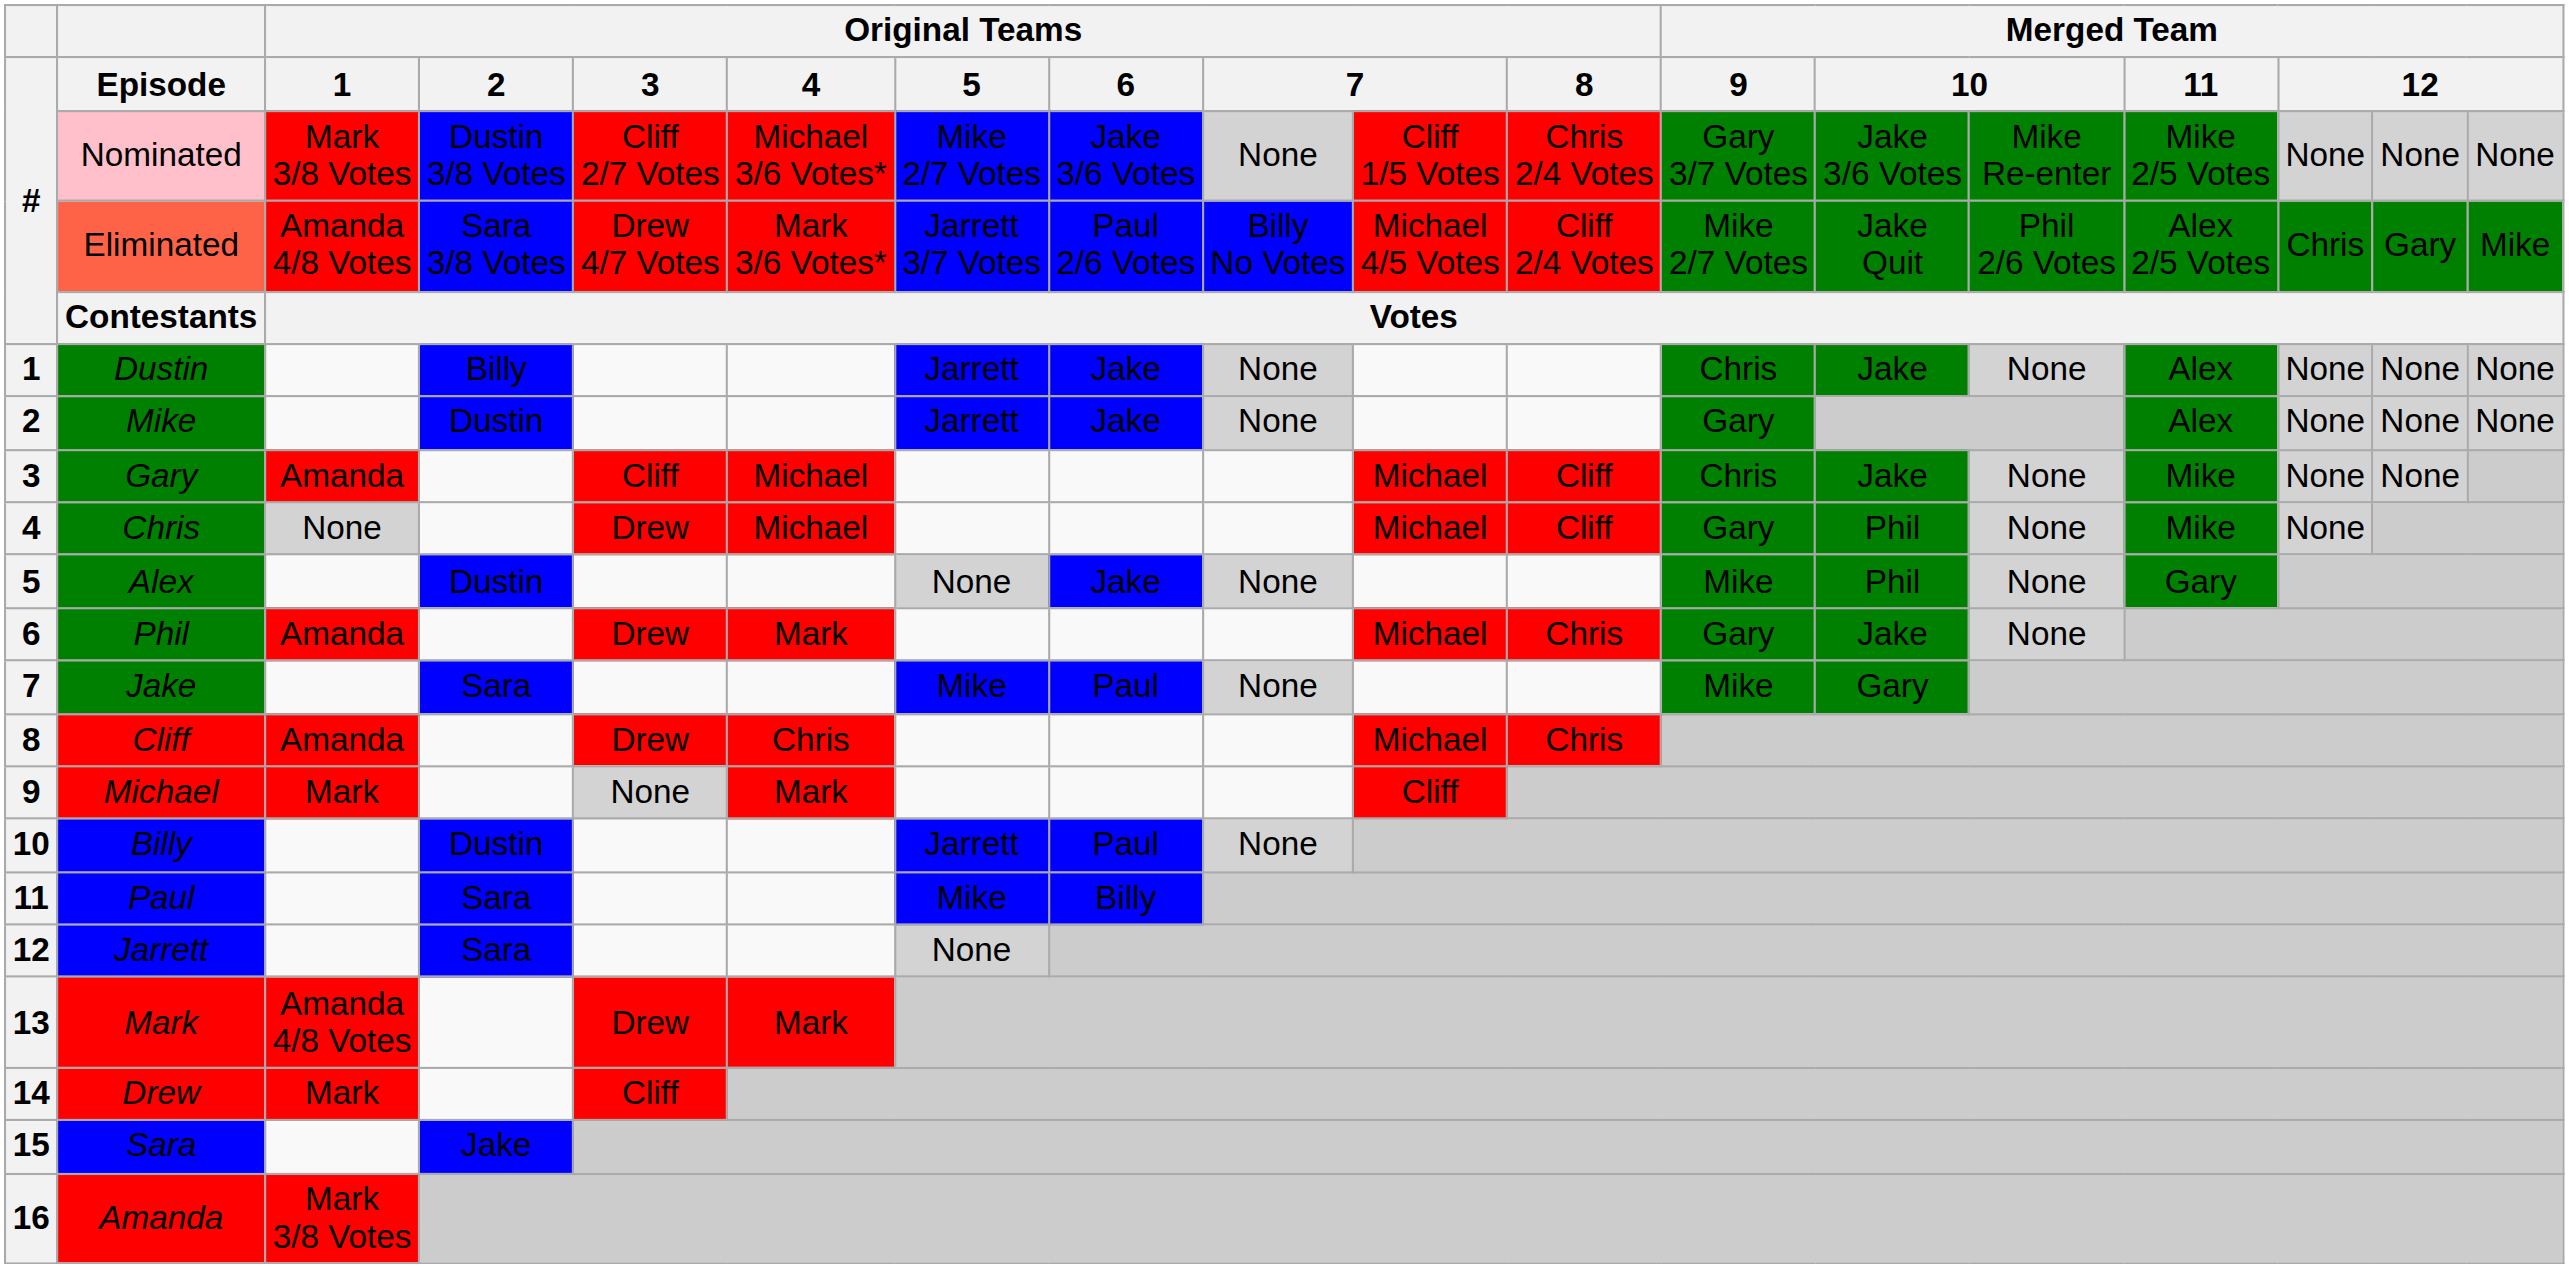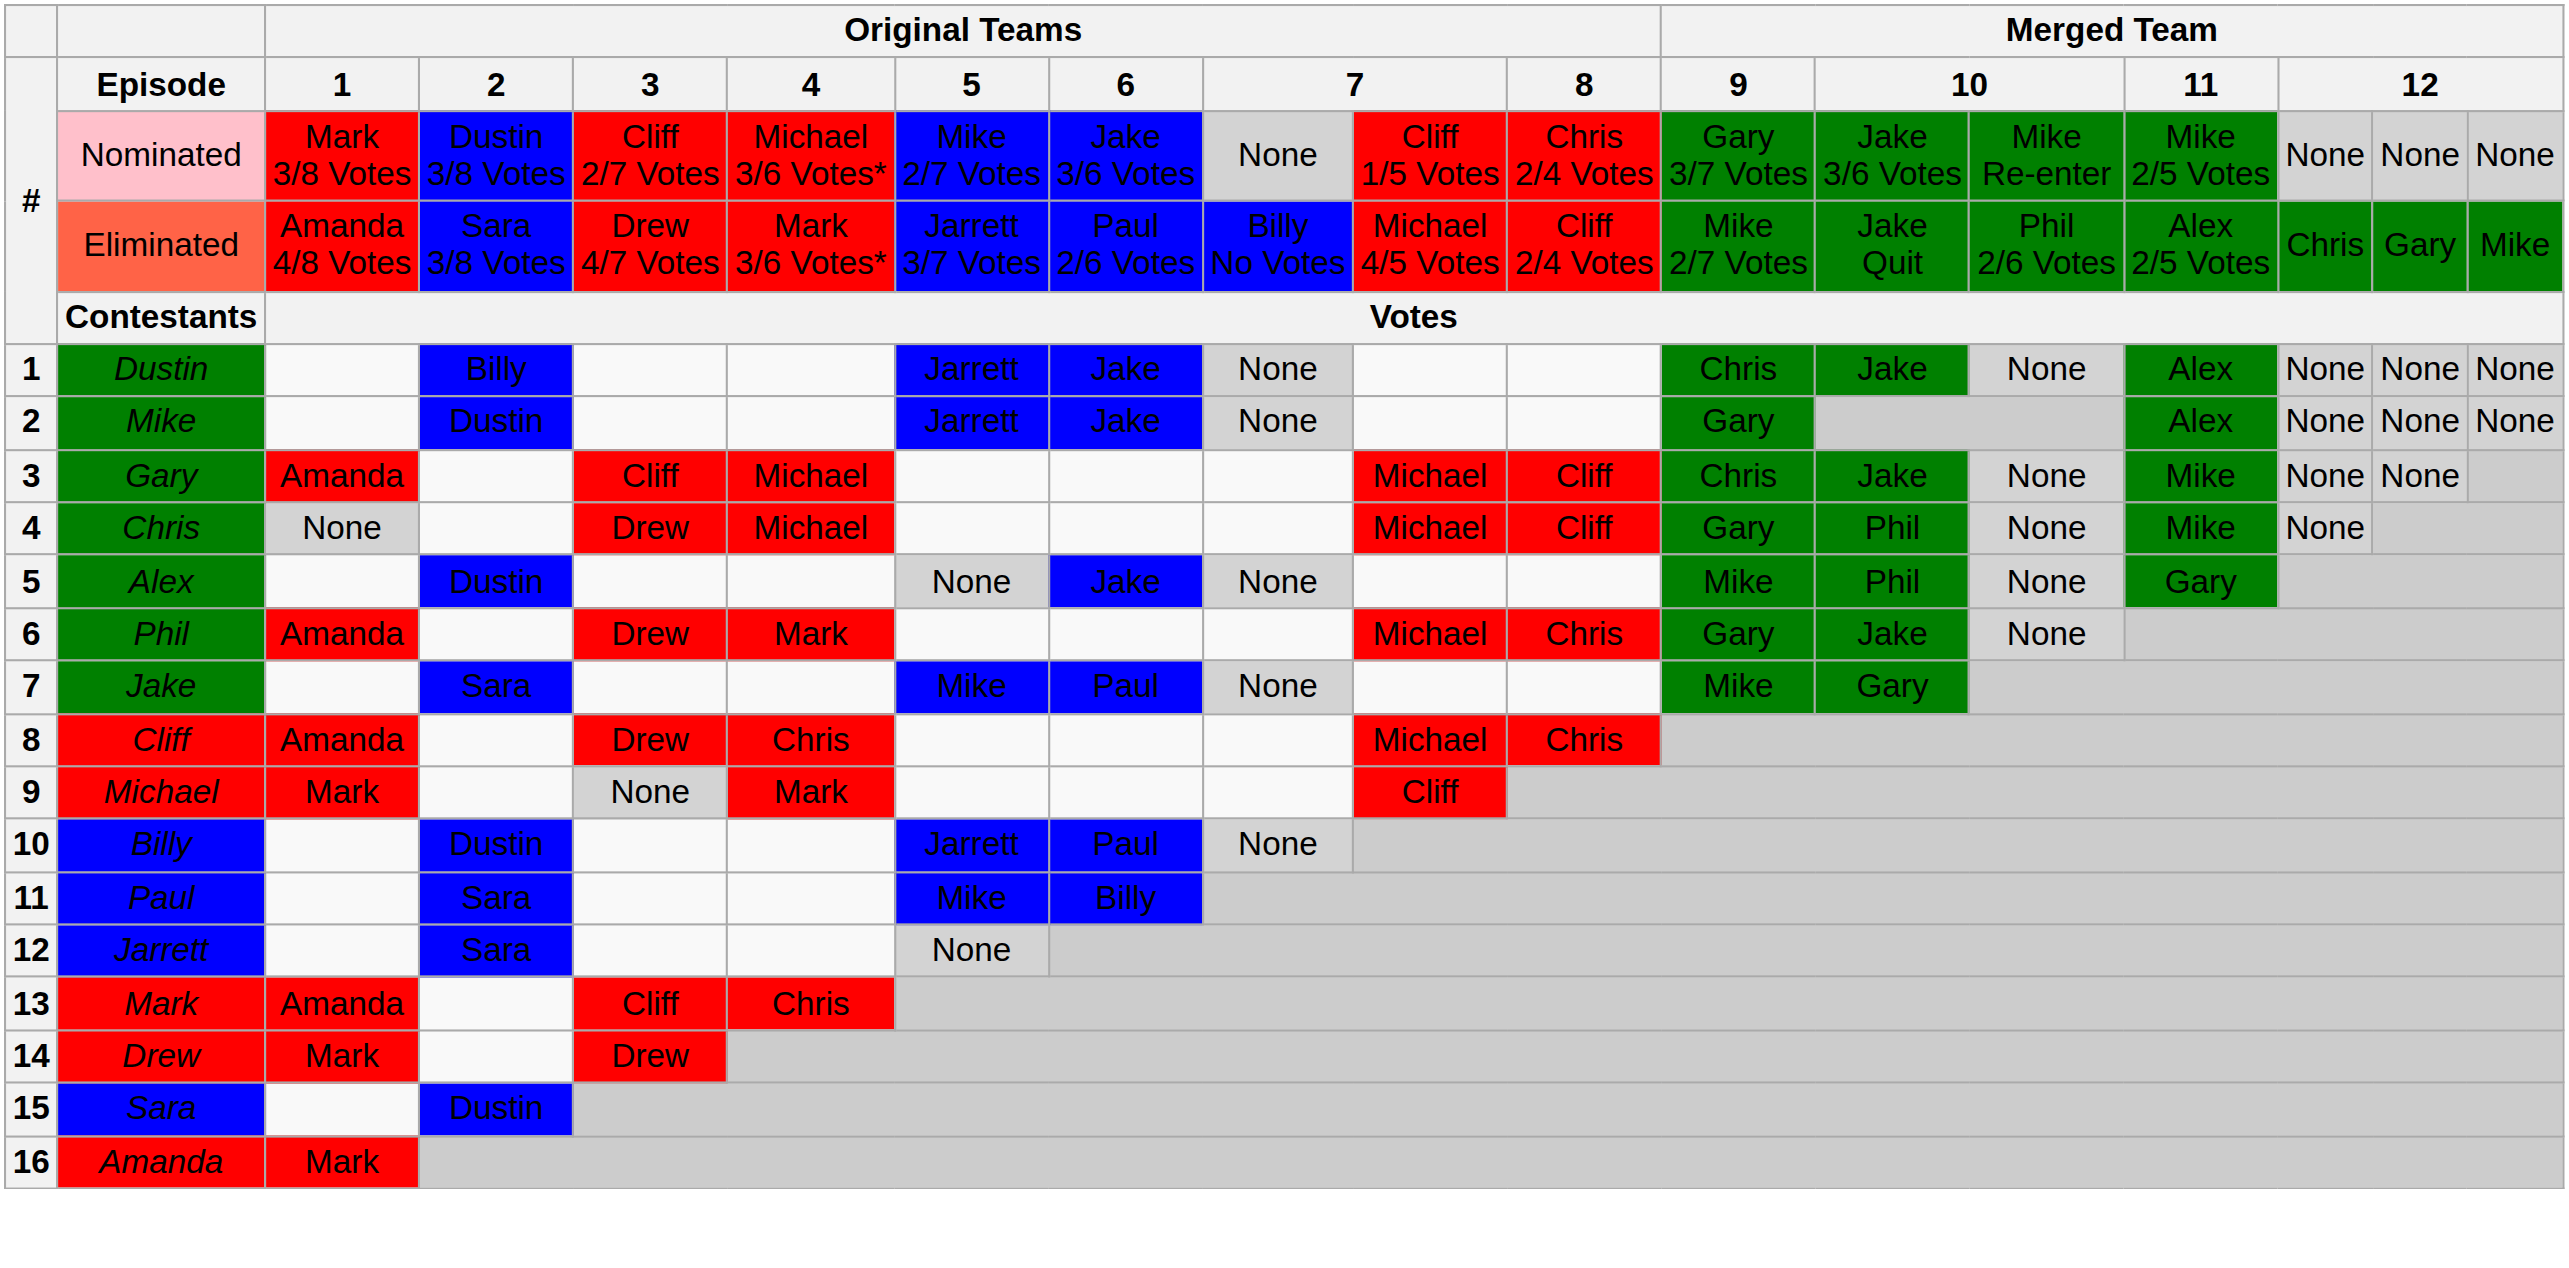(342, 1021) Amanda 4/8 Votes -> (342, 1003) Amanda
(650, 1021) Drew -> (650, 1003) Cliff
(811, 1021) Mark -> (811, 1003) Chris
(650, 1093) Cliff -> (650, 1055) Drew
(496, 1146) Jake -> (496, 1108) Dustin
(342, 1217) Mark 3/8 Votes -> (342, 1161) Mark
